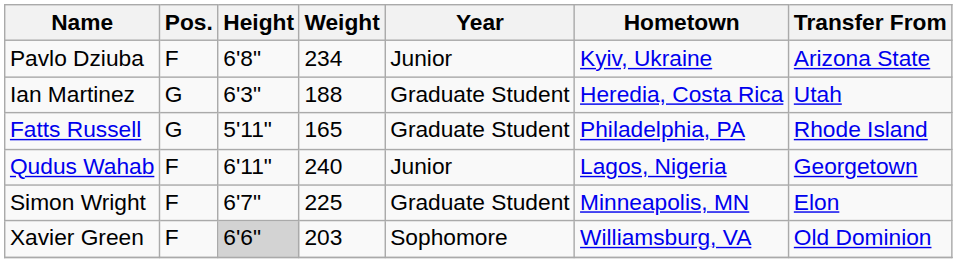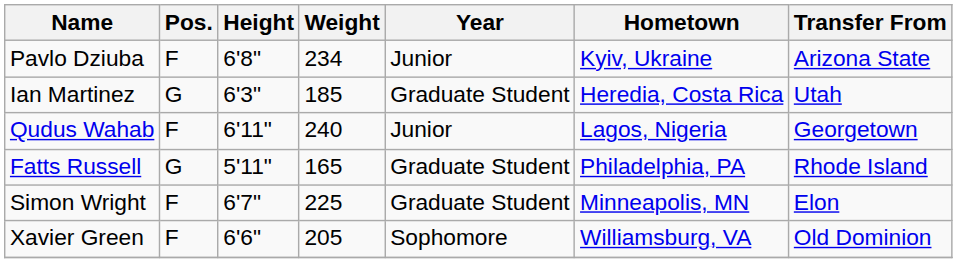(323, 94) 188 -> (323, 94) 185
rows swapped: (76, 130) <-> (82, 166)
(242, 238) lightgrey background -> (242, 238) no background
(323, 238) 203 -> (323, 238) 205
